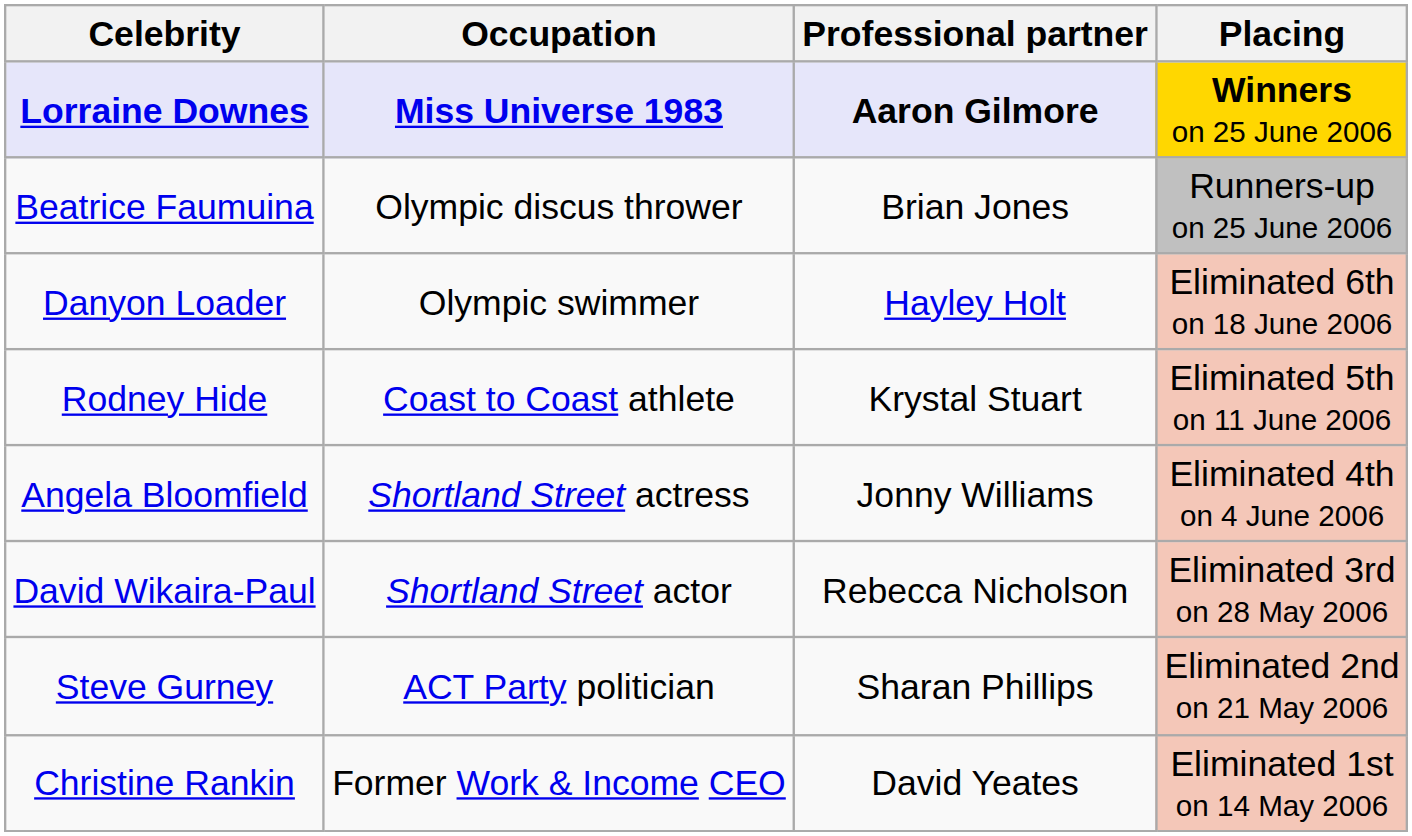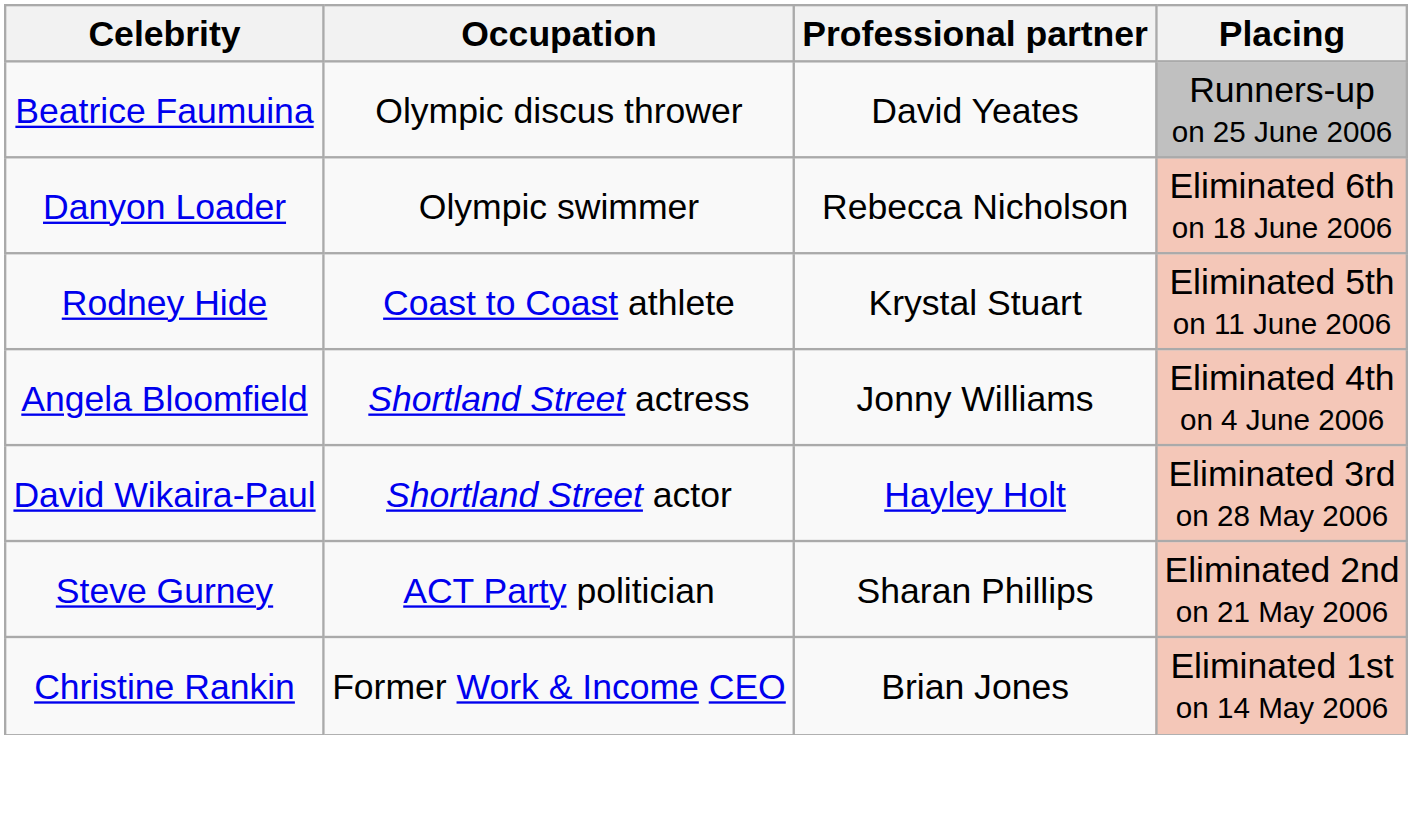- row: (165, 110)
(975, 206) Brian Jones -> (975, 110) David Yeates
(975, 302) Hayley Holt -> (975, 206) Rebecca Nicholson
(975, 590) Rebecca Nicholson -> (975, 494) Hayley Holt
(975, 782) David Yeates -> (975, 686) Brian Jones
